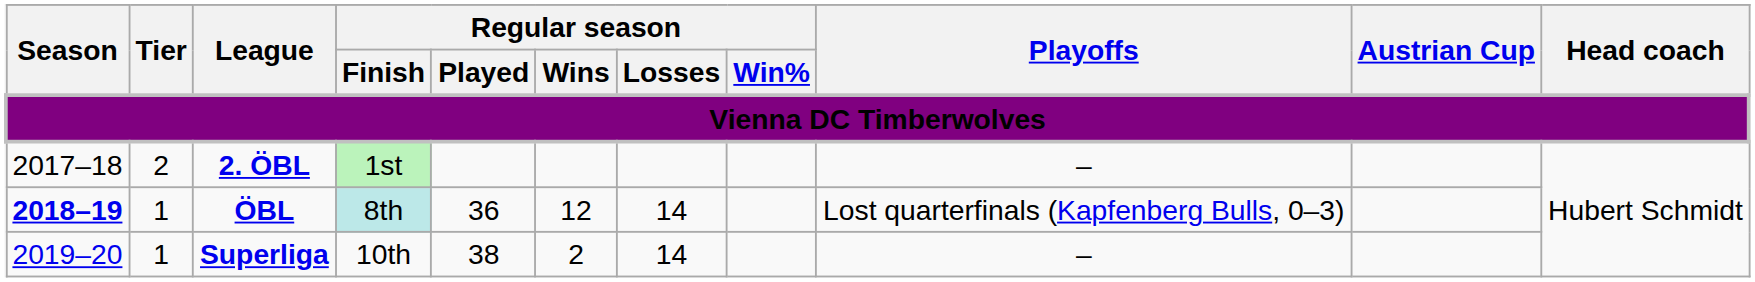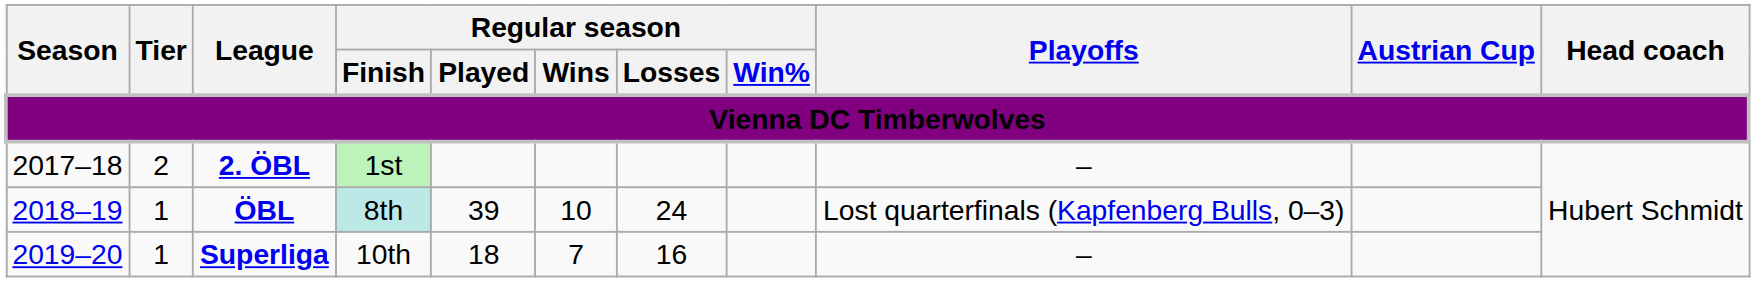(67, 210) bold -> (67, 210) normal
(484, 210) 36 -> (484, 210) 39
(576, 210) 12 -> (576, 210) 10
(672, 210) 14 -> (672, 210) 24
(484, 255) 38 -> (484, 255) 18
(576, 255) 2 -> (576, 255) 7
(672, 255) 14 -> (672, 255) 16
